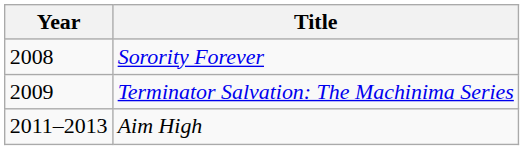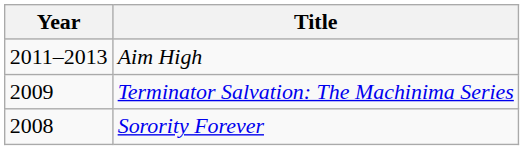rows swapped: (191, 56) <-> (160, 126)
